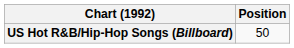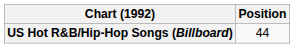(262, 33) 50 -> (262, 33) 44
